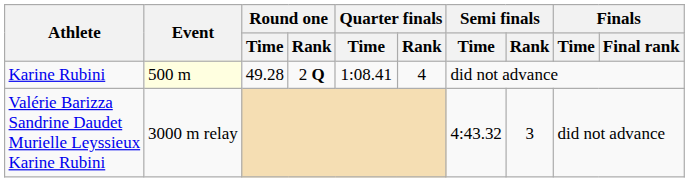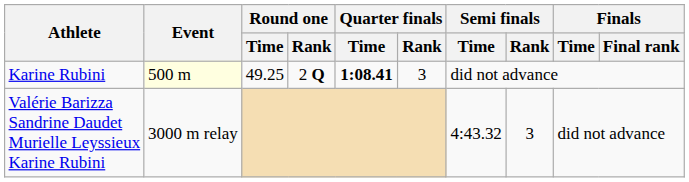(265, 74) 49.28 -> (265, 74) 49.25
(366, 74) normal -> (366, 74) bold
(422, 74) 4 -> (422, 74) 3
